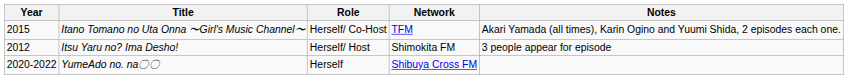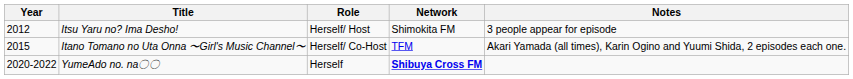rows swapped: (120, 47) <-> (183, 29)
(434, 65) normal -> (437, 65) bold
